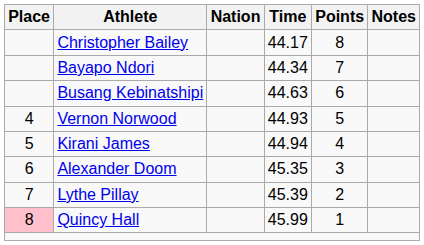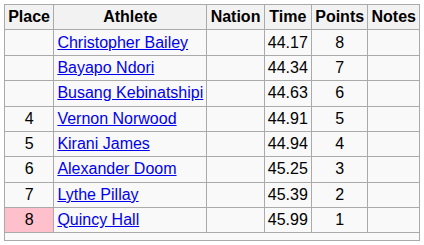(288, 118) 44.93 -> (288, 118) 44.91
(288, 169) 45.35 -> (288, 169) 45.25
